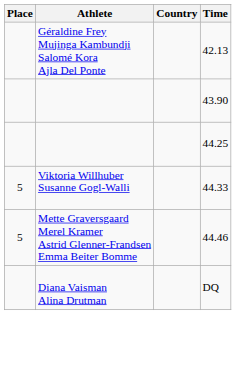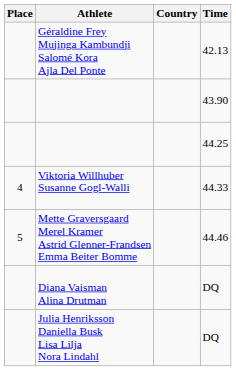(20, 187) 5 -> (20, 187) 4
+ row: (76, 337)
